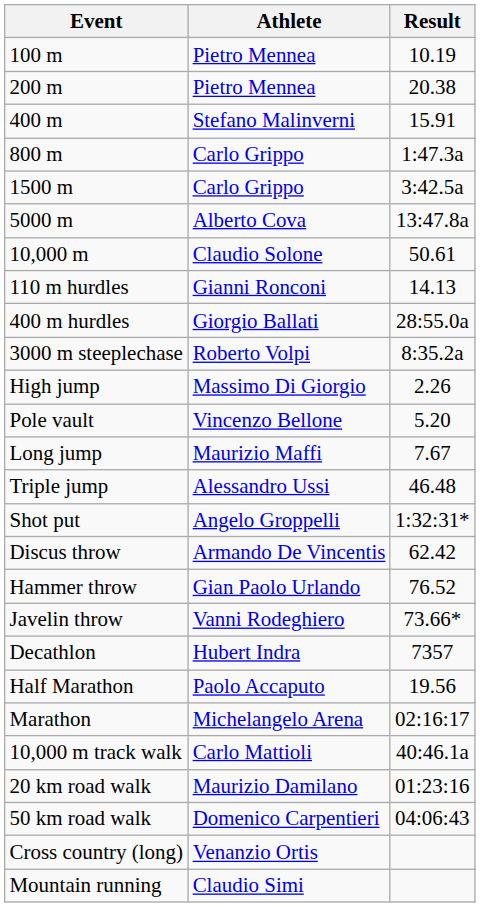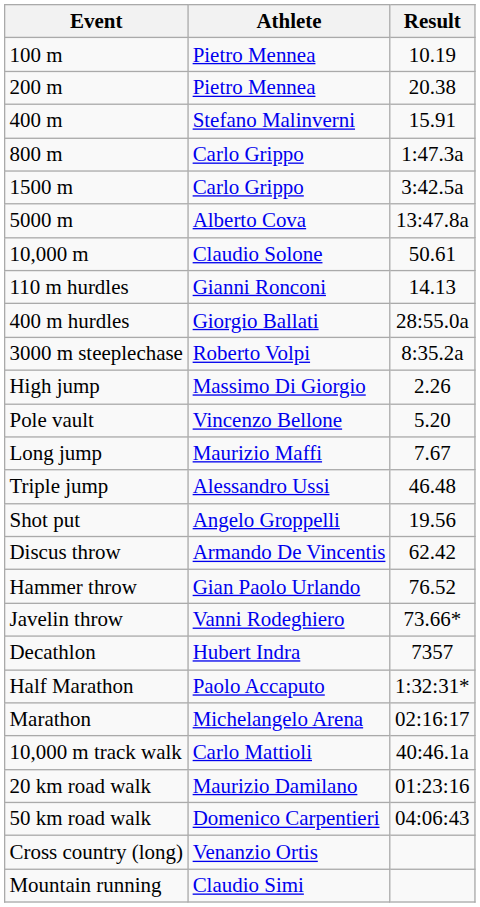(432, 519) 1:32:31* -> (432, 519) 19.56
(432, 685) 19.56 -> (432, 685) 1:32:31*
